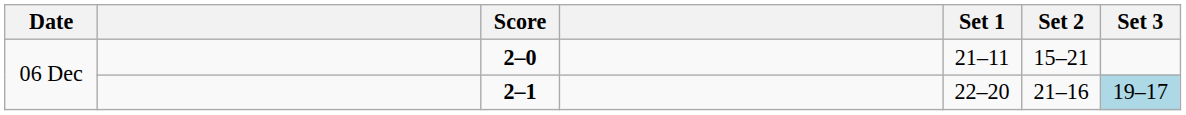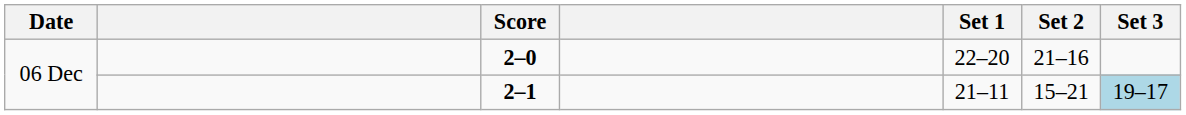(982, 57) 21–11 -> (982, 57) 22–20
(1061, 57) 15–21 -> (1061, 57) 21–16
(982, 92) 22–20 -> (982, 92) 21–11
(1061, 92) 21–16 -> (1061, 92) 15–21
